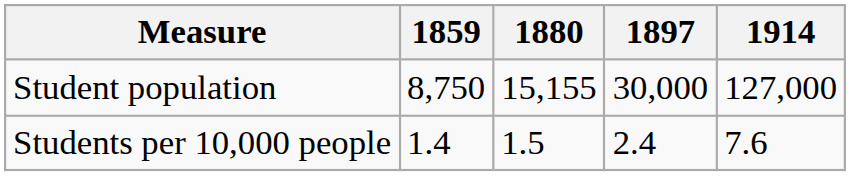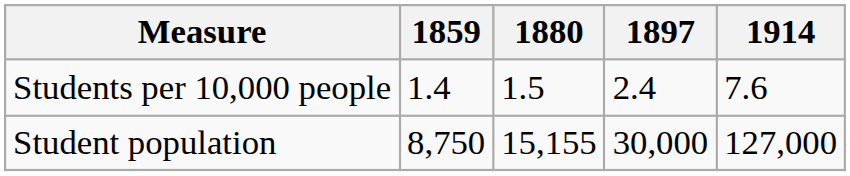rows swapped: (145, 87) <-> (202, 142)
